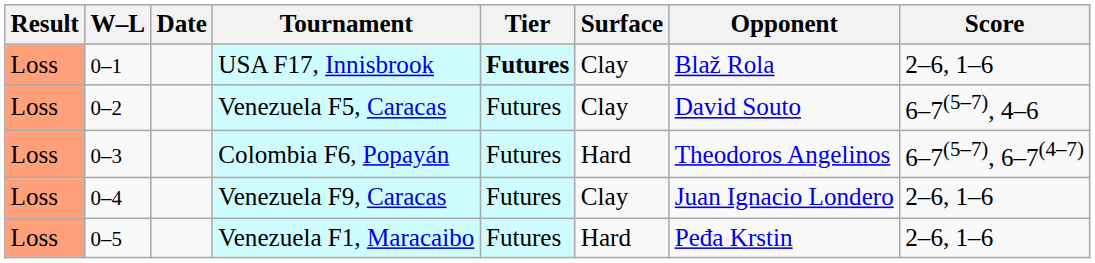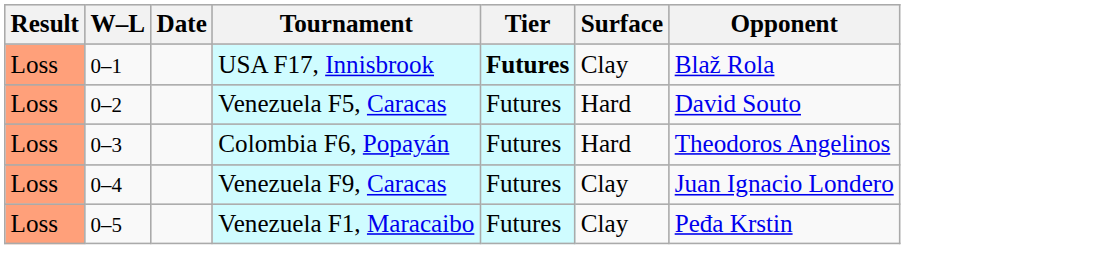- column: (995, 24)
(605, 107) Clay -> (606, 104) Hard
(606, 237) Hard -> (605, 223) Clay
